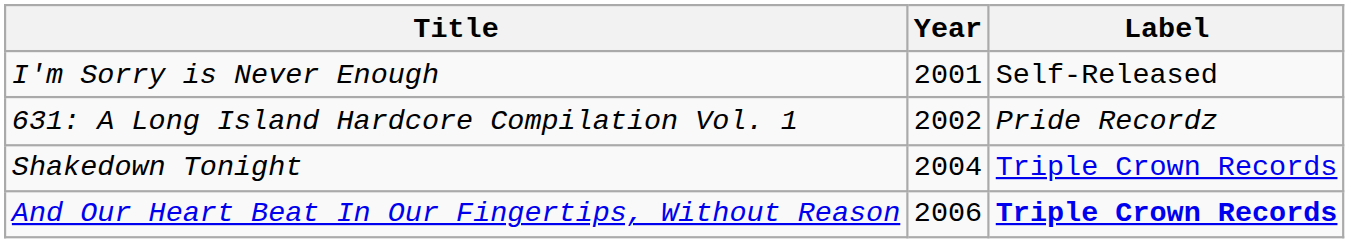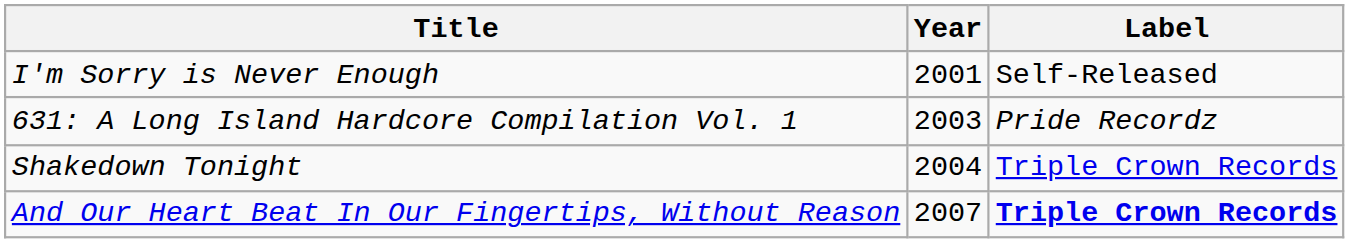(948, 121) 2002 -> (948, 121) 2003
(948, 214) 2006 -> (948, 214) 2007
